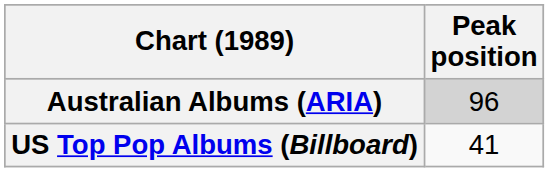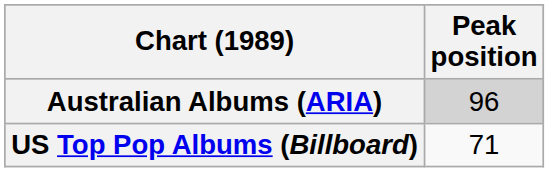(484, 144) 41 -> (484, 144) 71
